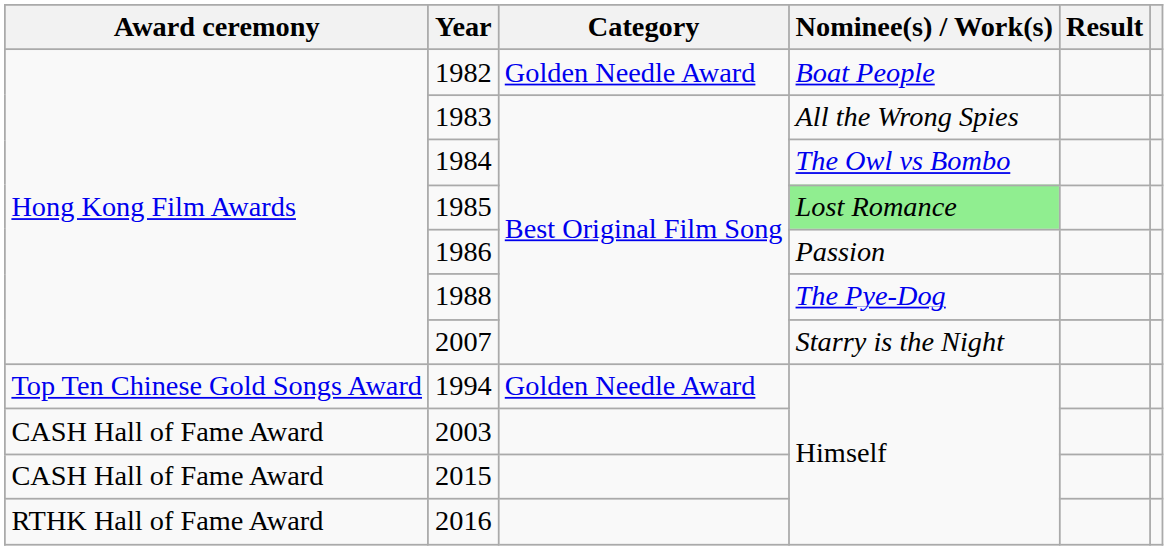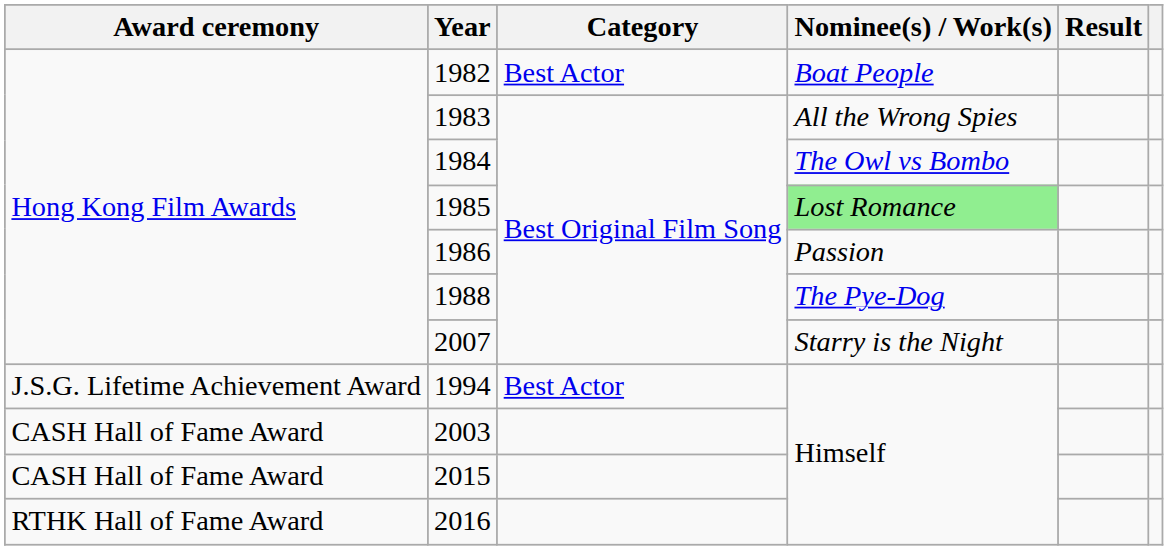(630, 71) Golden Needle Award -> (564, 71) Best Actor
(217, 386) Top Ten Chinese Gold Songs Award -> (216, 386) J.S.G. Lifetime Achievement Award
(630, 386) Golden Needle Award -> (564, 386) Best Actor
